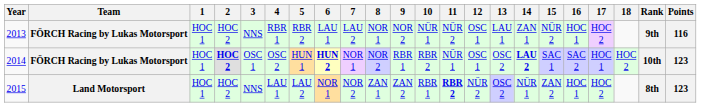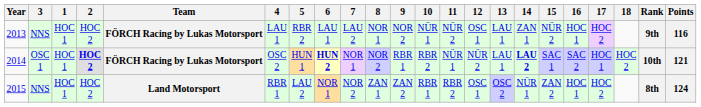columns swapped: (109, 12) <-> (253, 12)
(277, 34) RBR 1 -> (277, 34) LAU 1
(477, 61) OSC 1 -> (477, 61) NÜR 2
(502, 61) OSC 2 -> (502, 61) LAU 1
(681, 61) 123 -> (681, 61) 121
(277, 89) LAU 1 -> (277, 89) RBR 1
(452, 89) bold -> (452, 89) normal
(477, 89) NÜR 2 -> (477, 89) OSC 1
(681, 89) 123 -> (681, 89) 124
